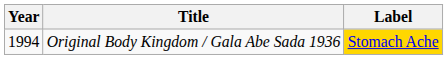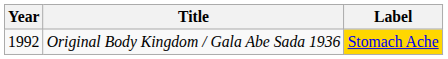(24, 41) 1994 -> (24, 41) 1992
